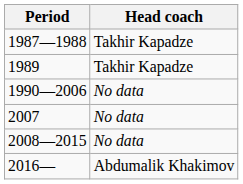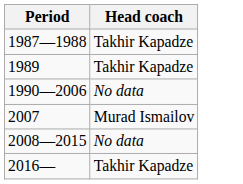(119, 116) No data -> (144, 116) Murad Ismailov
(164, 166) Abdumalik Khakimov -> (143, 166) Takhir Kapadze
